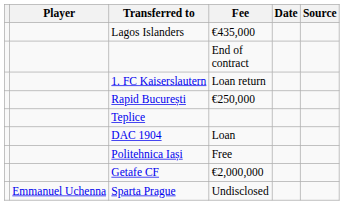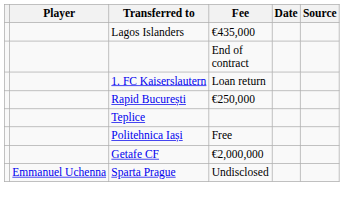- row: (136, 136)
